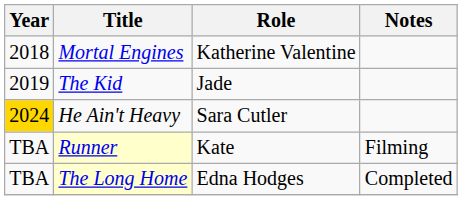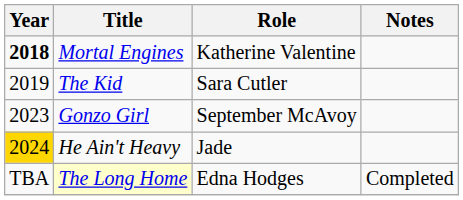(29, 52) normal -> (29, 52) bold
(214, 83) Jade -> (242, 83) Sara Cutler
+ row: (104, 115)
(242, 115) Sara Cutler -> (214, 147) Jade
- row: (88, 147)
